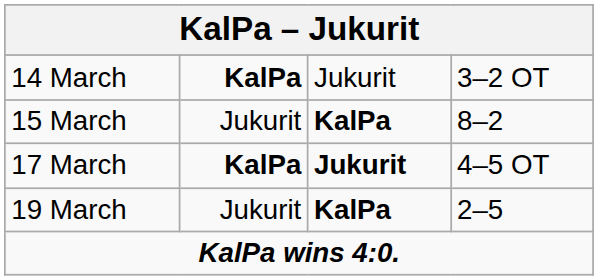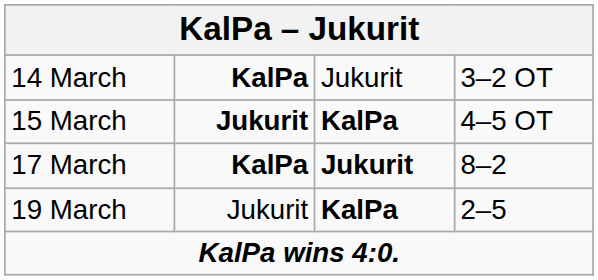(261, 121) normal -> (262, 121) bold
(480, 121) 8–2 -> (507, 121) 4–5 OT
(503, 165) 4–5 OT -> (484, 165) 8–2
